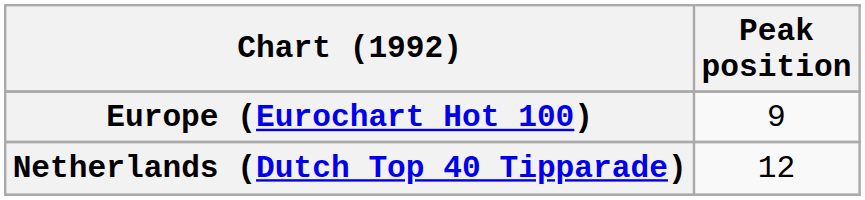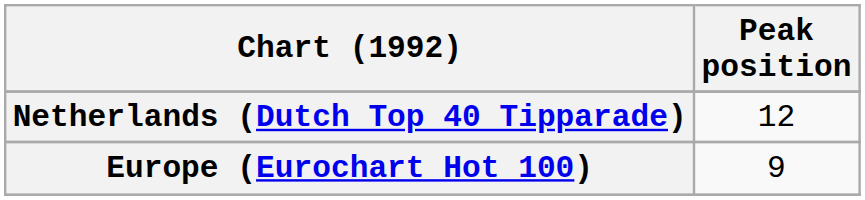rows swapped: (350, 117) <-> (350, 168)
